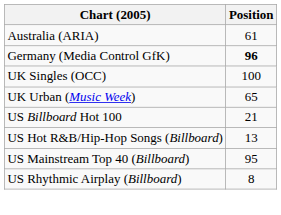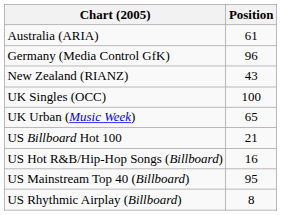(251, 55) bold -> (251, 55) normal
+ row: (68, 76)
(251, 138) 13 -> (251, 158) 16
